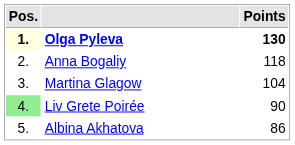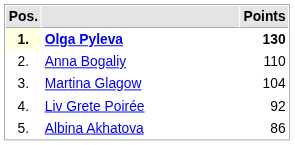(275, 62) 118 -> (275, 62) 110
(23, 106) lightgreen background -> (23, 106) no background
(278, 106) 90 -> (278, 106) 92
